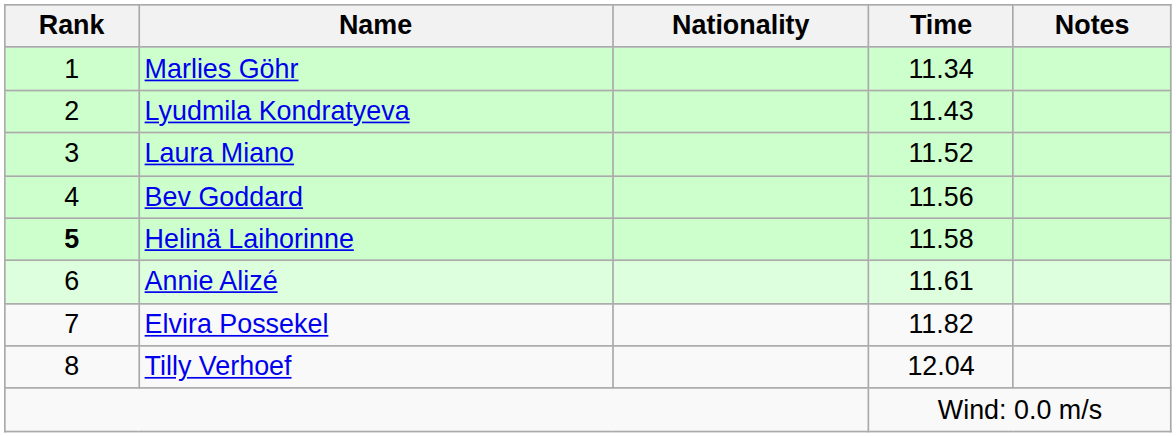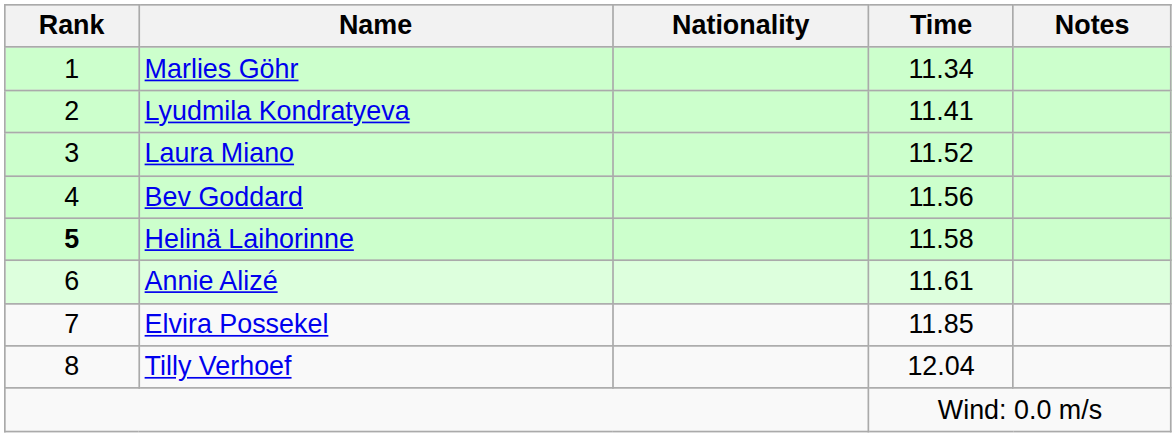(941, 111) 11.43 -> (941, 111) 11.41
(941, 324) 11.82 -> (941, 324) 11.85
